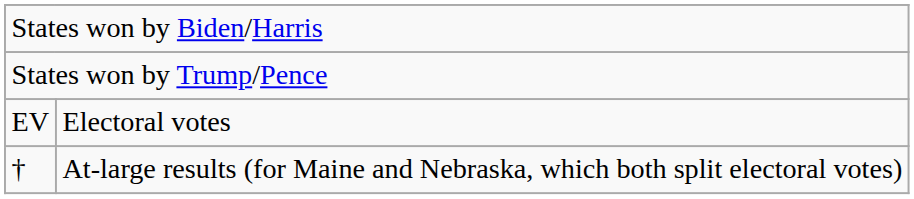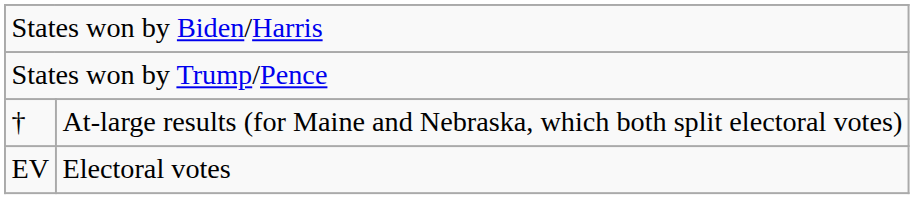rows swapped: (30, 122) <-> (19, 169)
